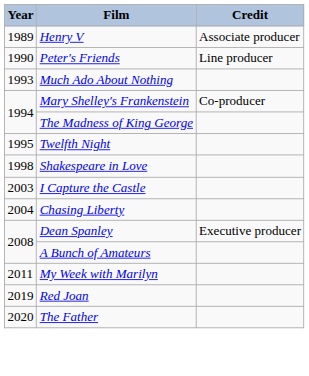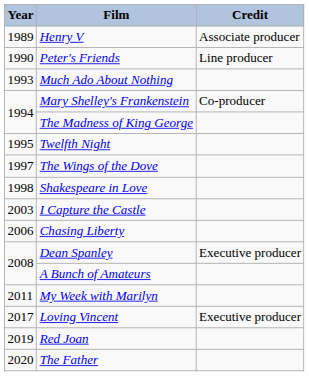+ row: (99, 166)
(21, 209) 2004 -> (21, 231) 2006
+ row: (79, 317)
